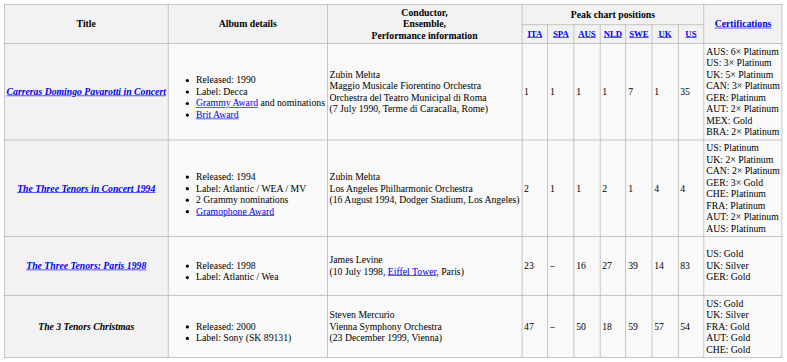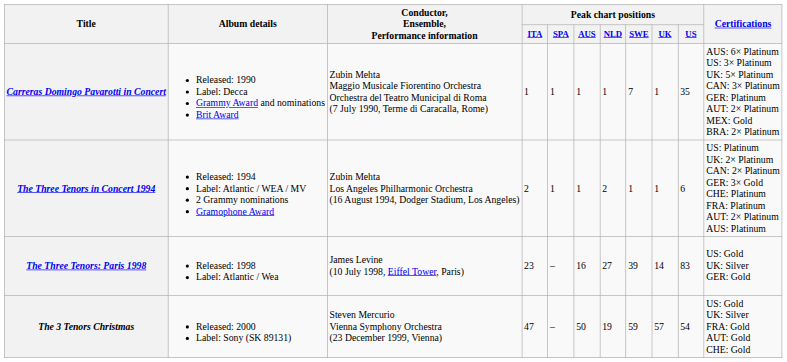(657, 188) 4 -> (657, 188) 1
(683, 188) 4 -> (683, 188) 6
(607, 326) 18 -> (607, 326) 19
